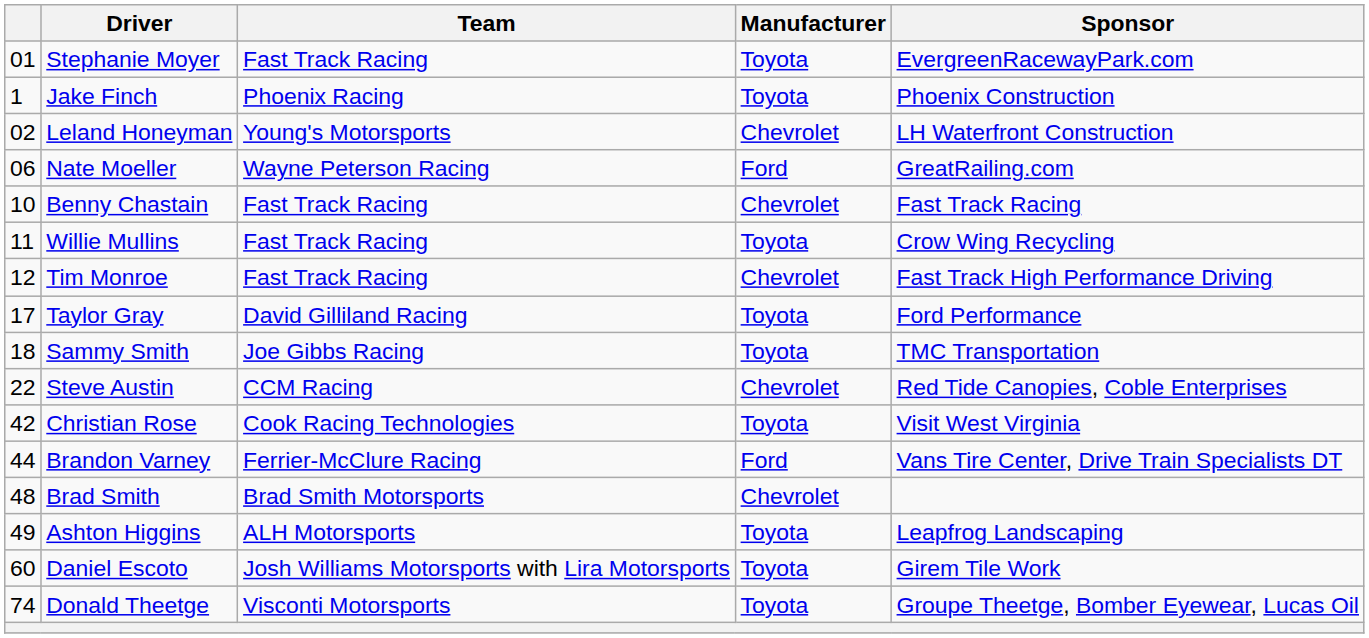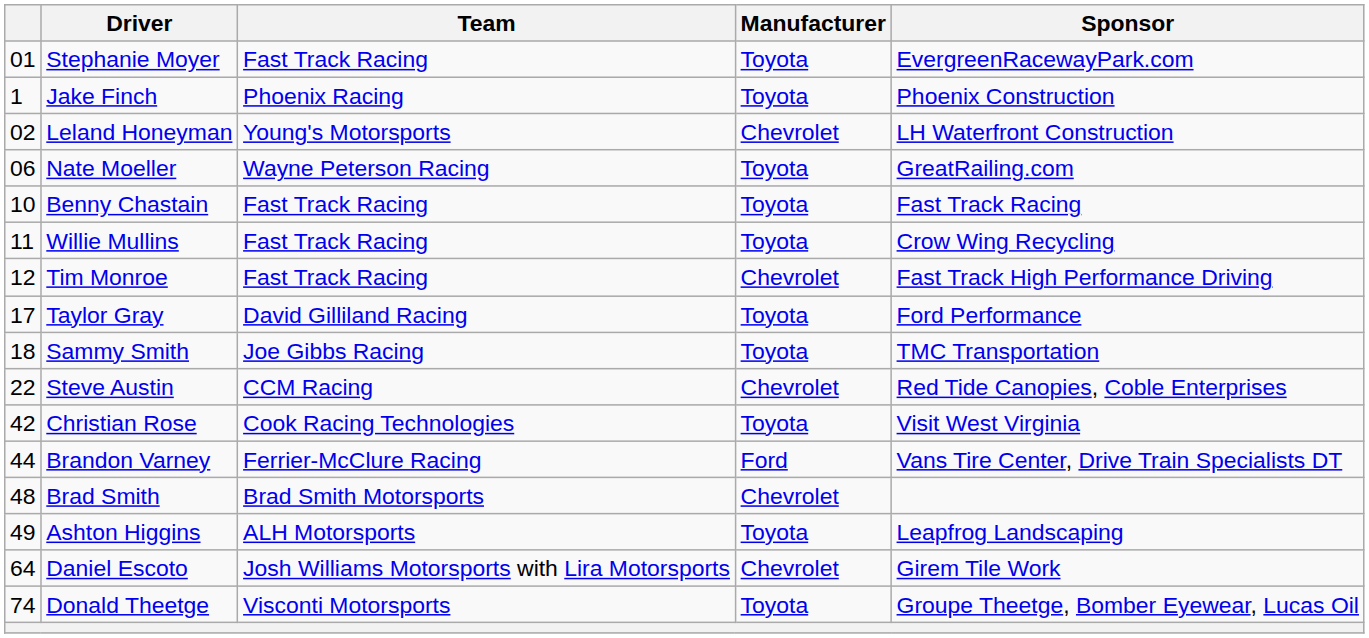(764, 168) Ford -> (774, 168) Toyota
(790, 205) Chevrolet -> (774, 205) Toyota
(23, 568) 60 -> (23, 568) 64
(774, 568) Toyota -> (790, 568) Chevrolet
